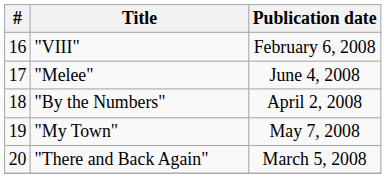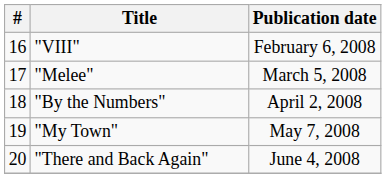(315, 74) June 4, 2008 -> (315, 74) March 5, 2008
(315, 159) March 5, 2008 -> (315, 159) June 4, 2008
